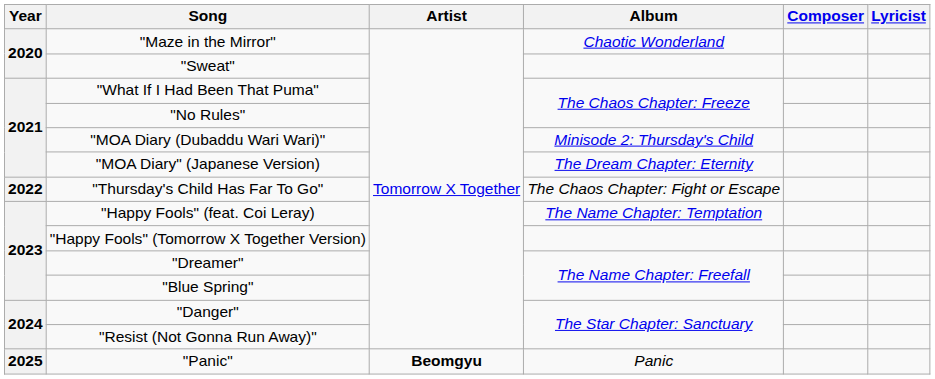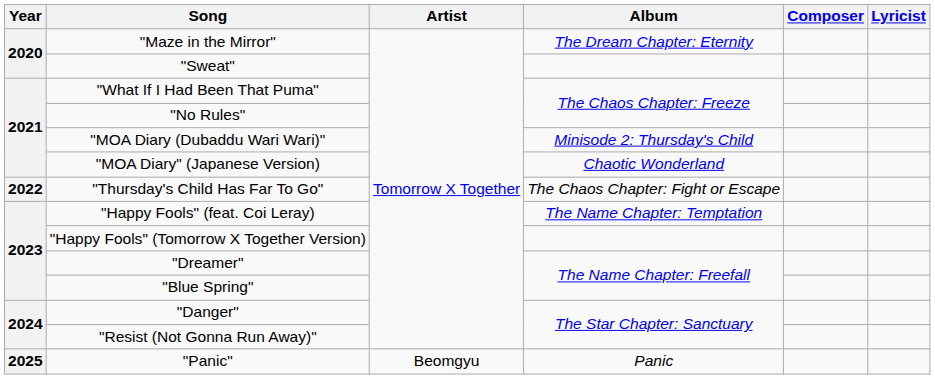(654, 41) Chaotic Wonderland -> (654, 41) The Dream Chapter: Eternity
(654, 164) The Dream Chapter: Eternity -> (654, 164) Chaotic Wonderland
(447, 361) bold -> (447, 361) normal
